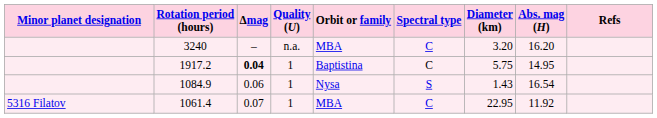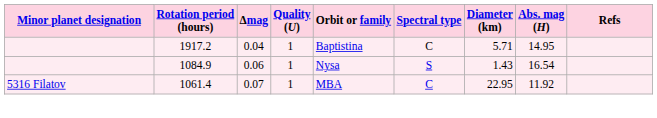- row: (195, 46)
(254, 65) bold -> (254, 46) normal
(503, 65) 5.75 -> (503, 46) 5.71
